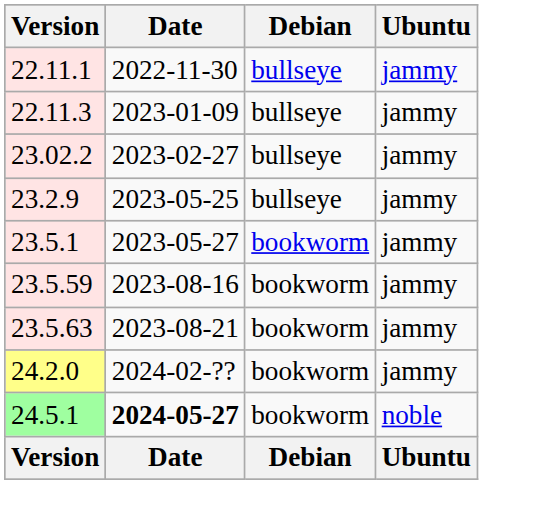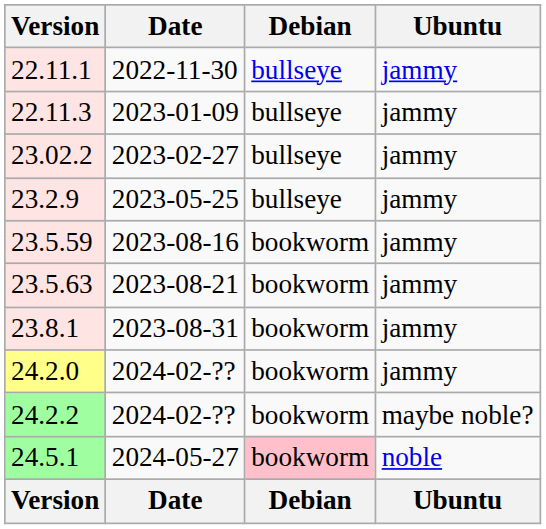- row: (45, 241)
+ row: (45, 328)
+ row: (45, 414)
(175, 414) bold -> (175, 457) normal
(310, 414) no background -> (310, 457) pink background
